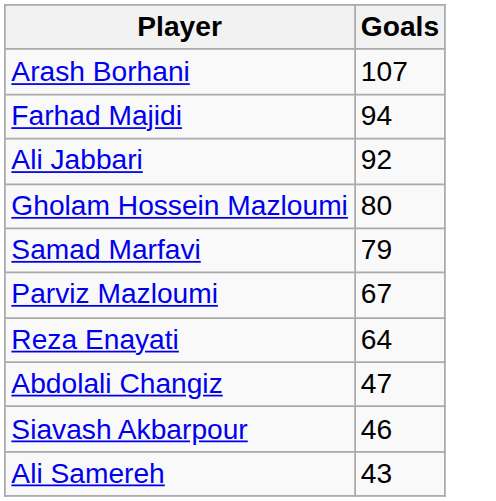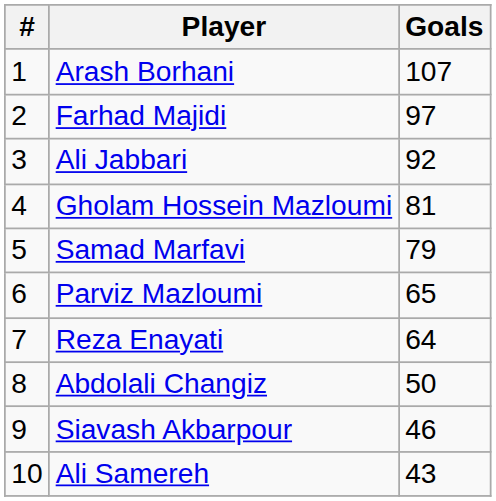+ column: (27, 26)
(377, 116) 94 -> (421, 116) 97
(377, 205) 80 -> (421, 205) 81
(377, 294) 67 -> (421, 294) 65
(377, 384) 47 -> (421, 384) 50
